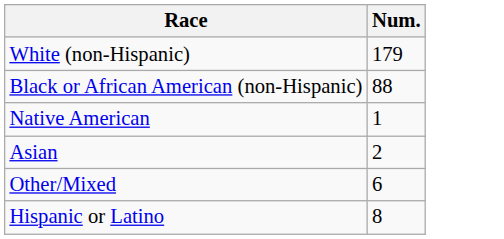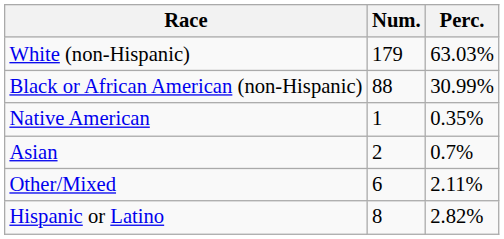+ column: (462, 20)
